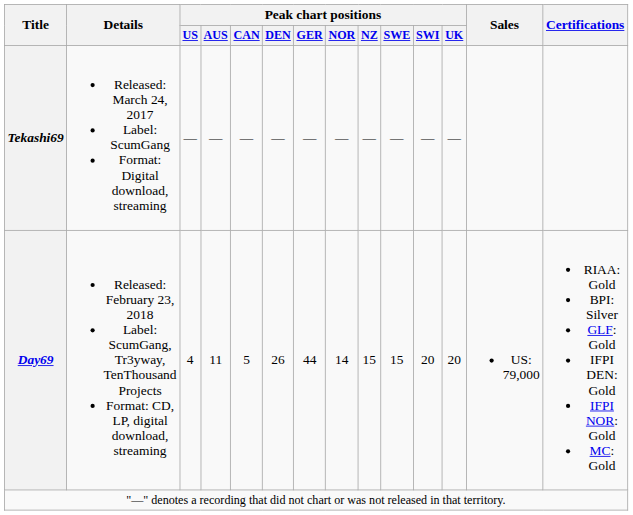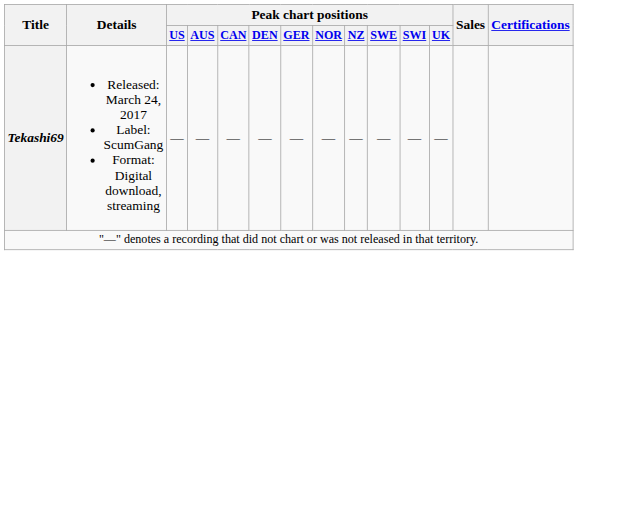- row: (36, 359)
